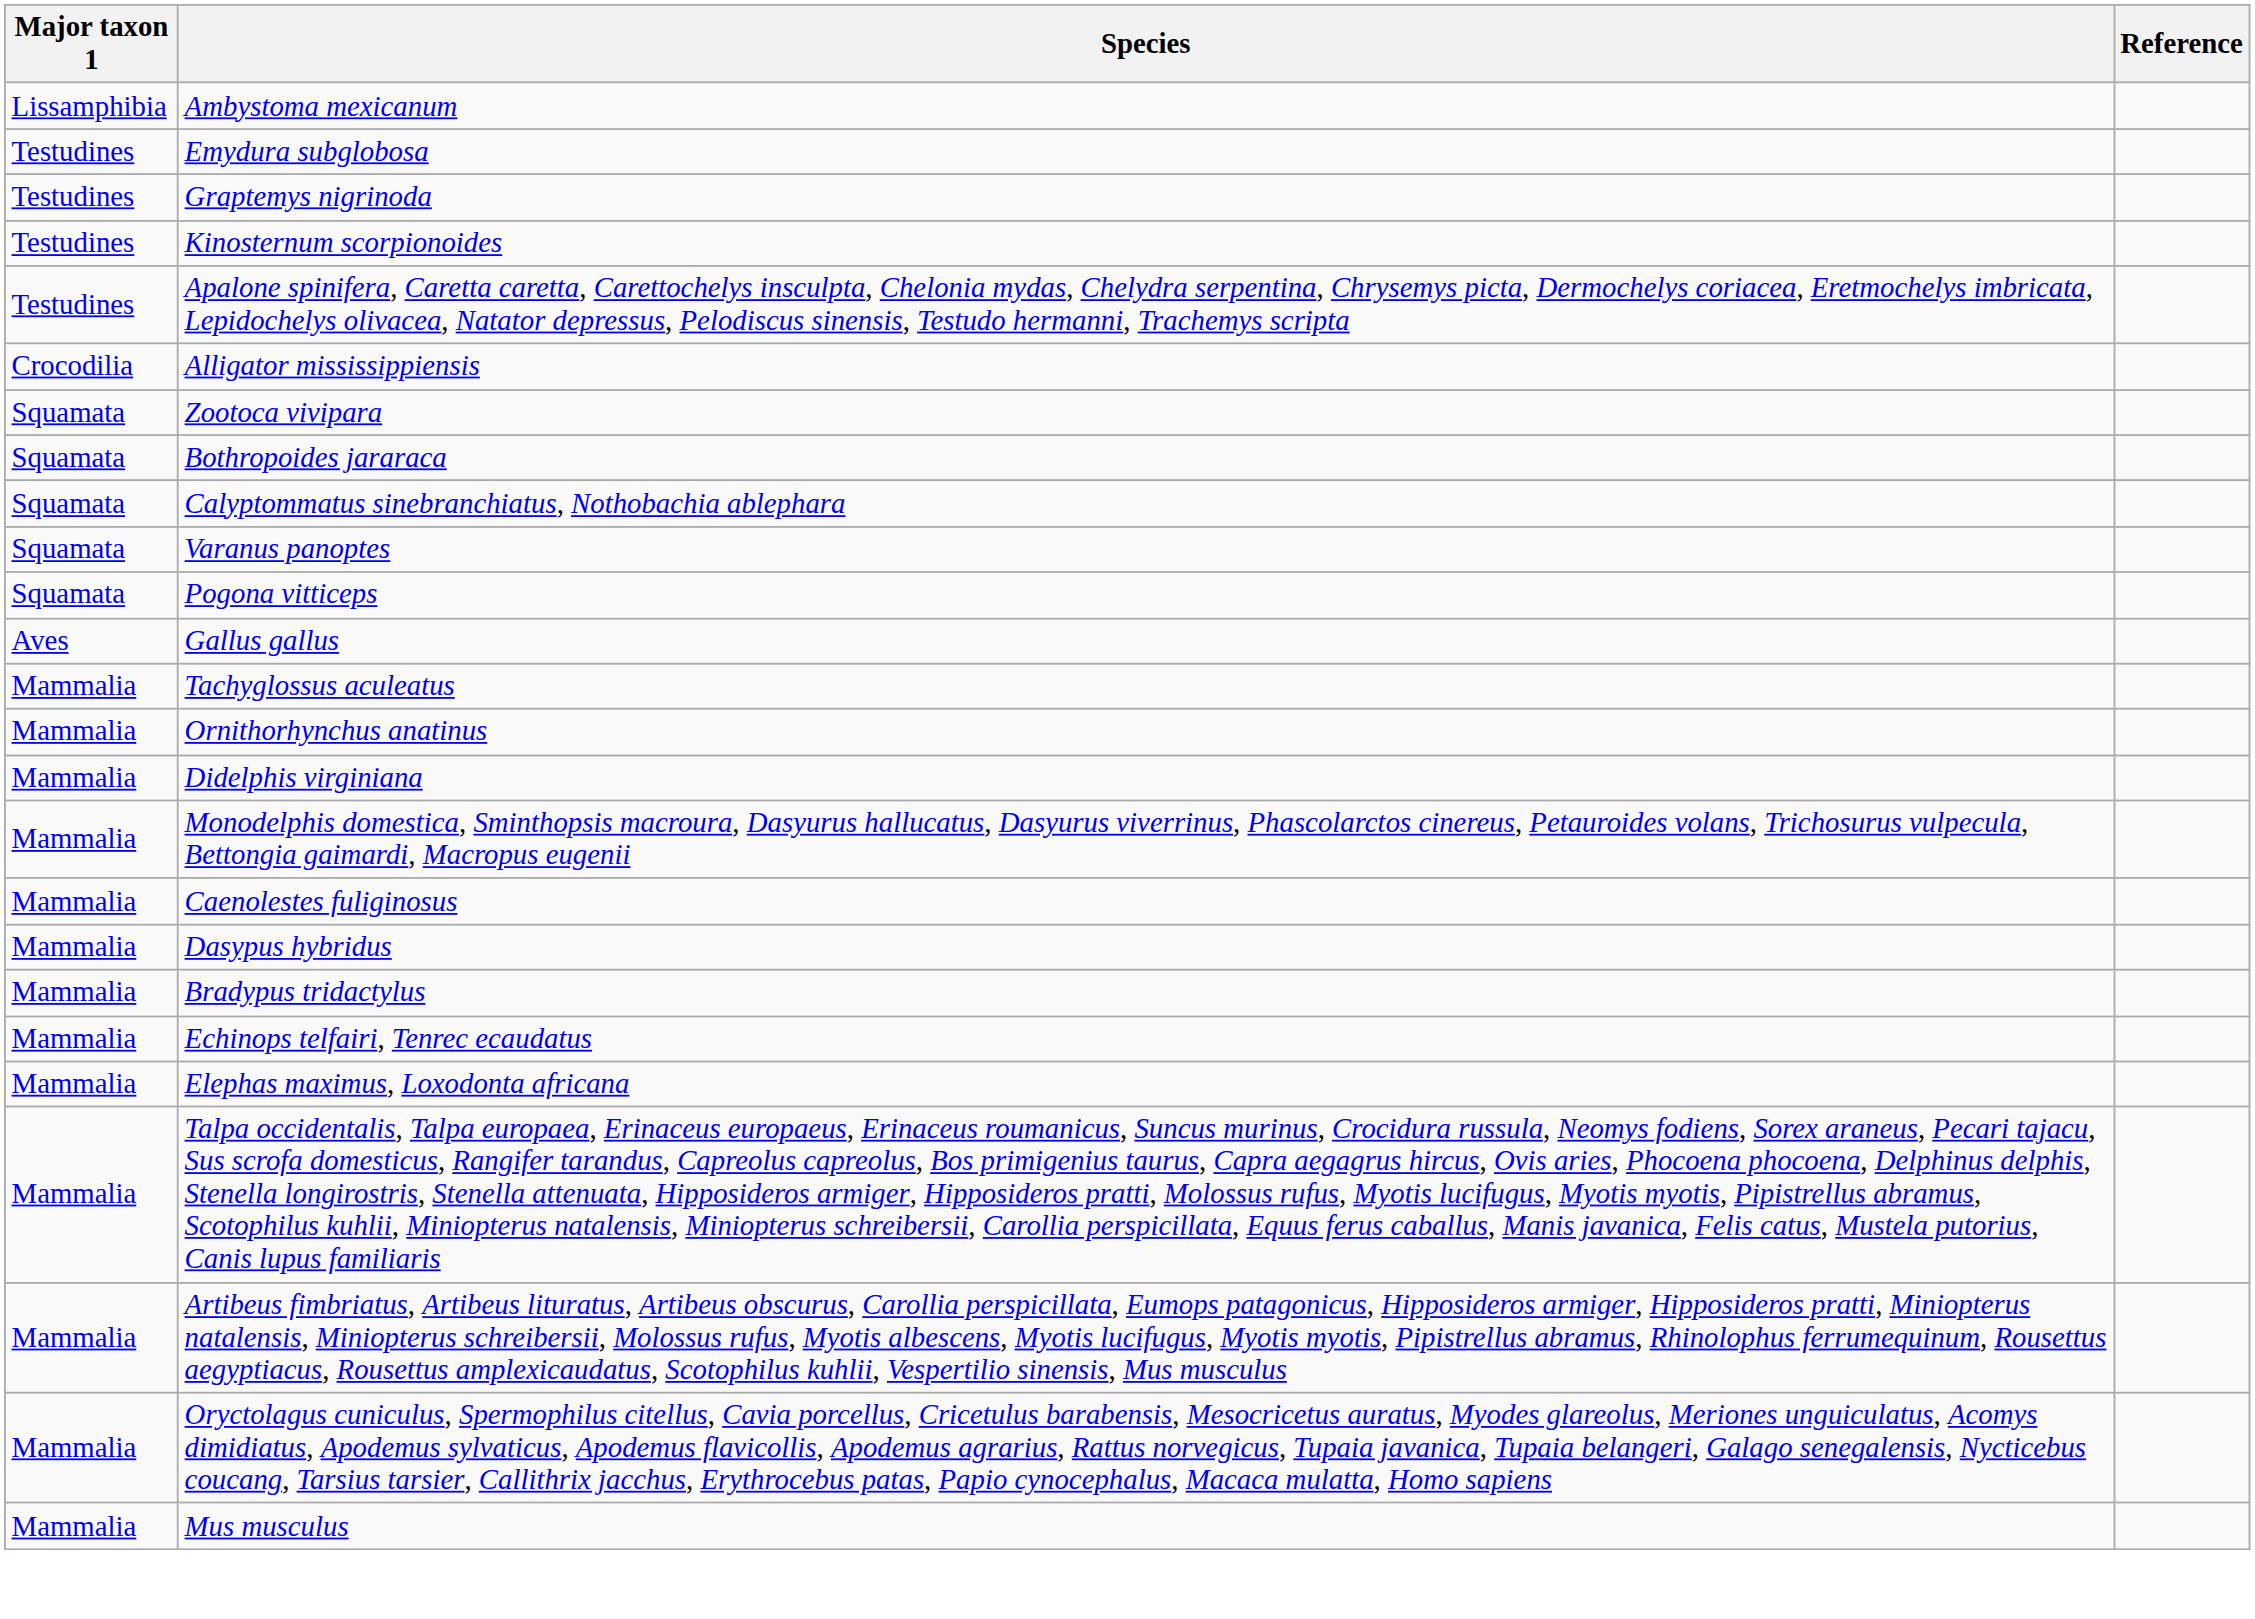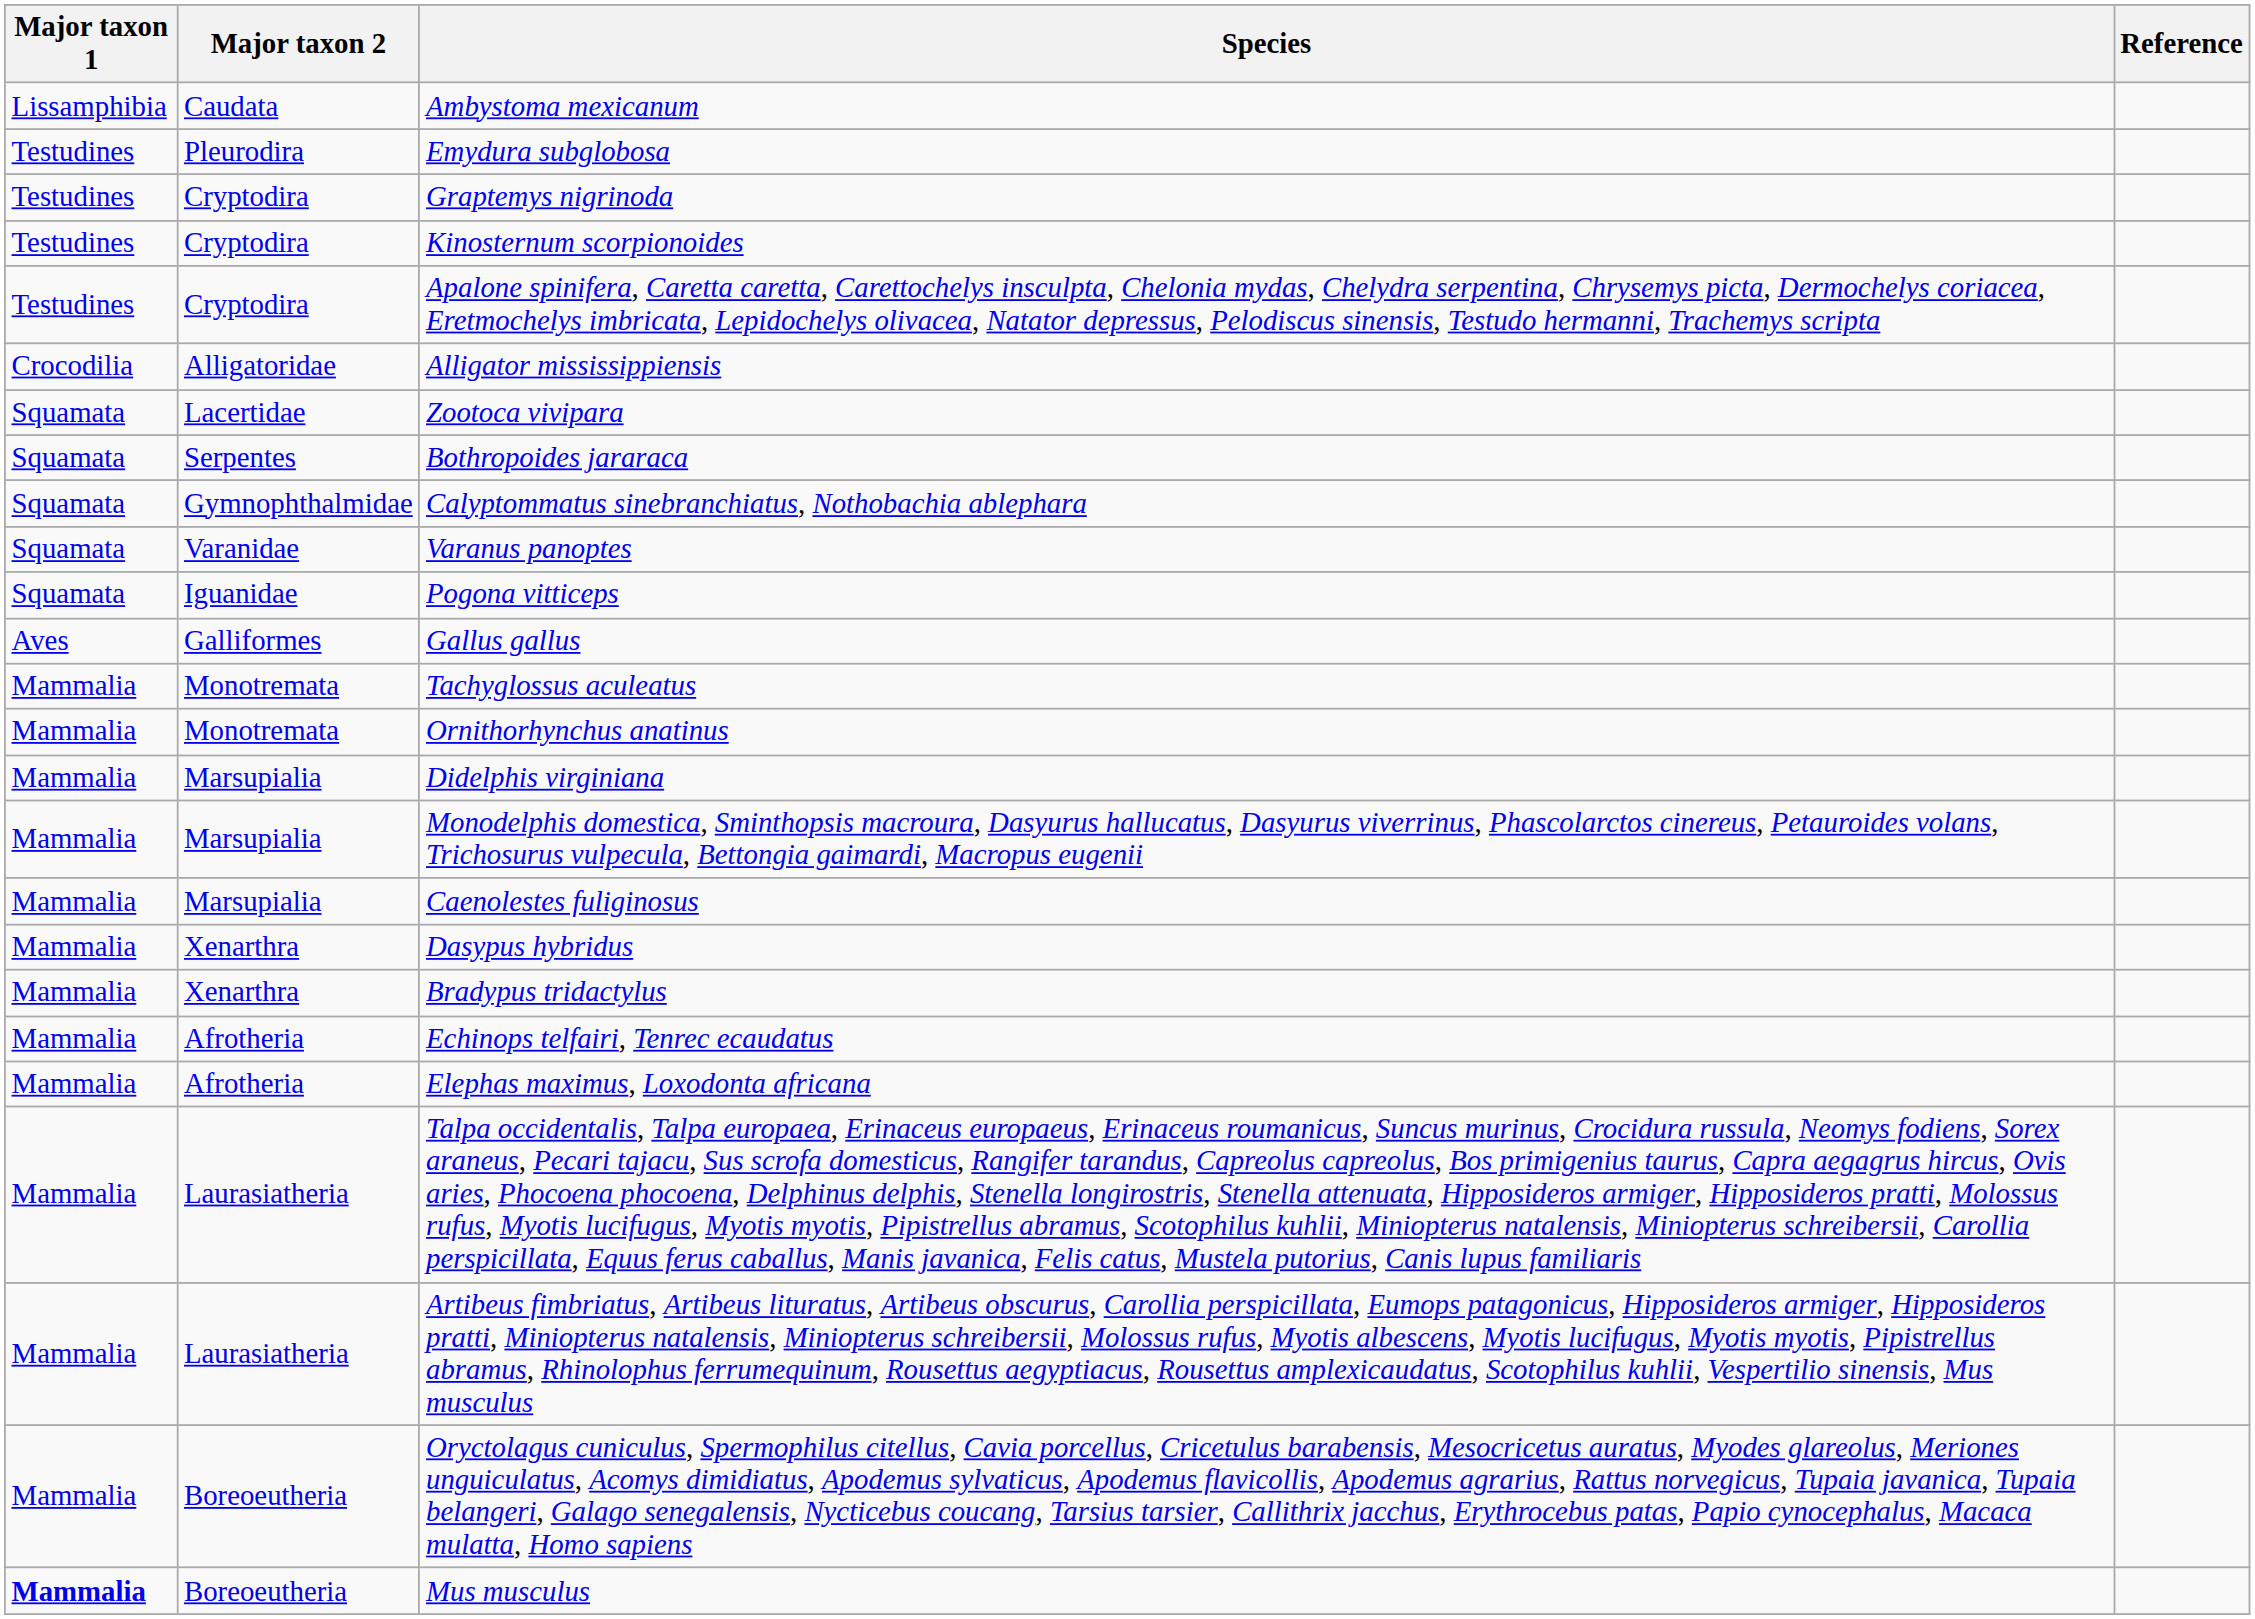+ column: (298, 43)
(74, 1525) normal -> (79, 1590) bold
